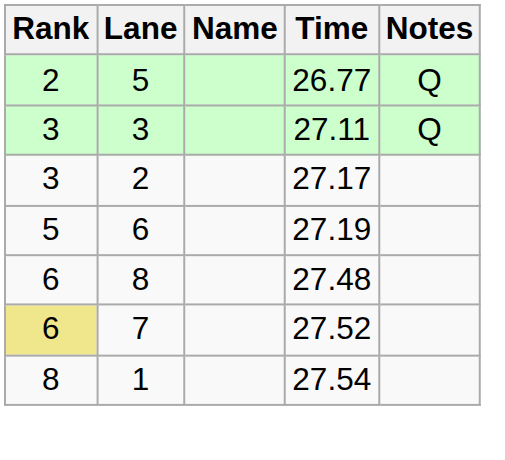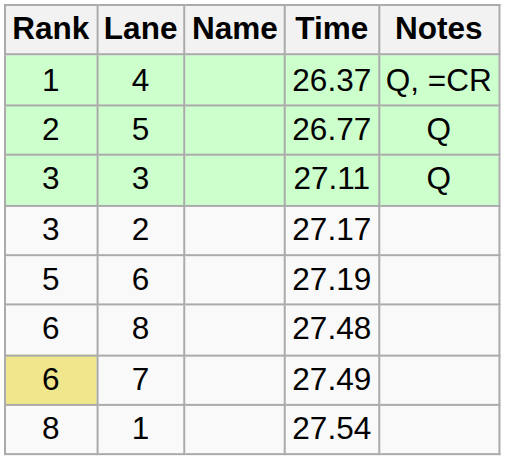+ row: (141, 79)
(332, 329) 27.52 -> (332, 379) 27.49
